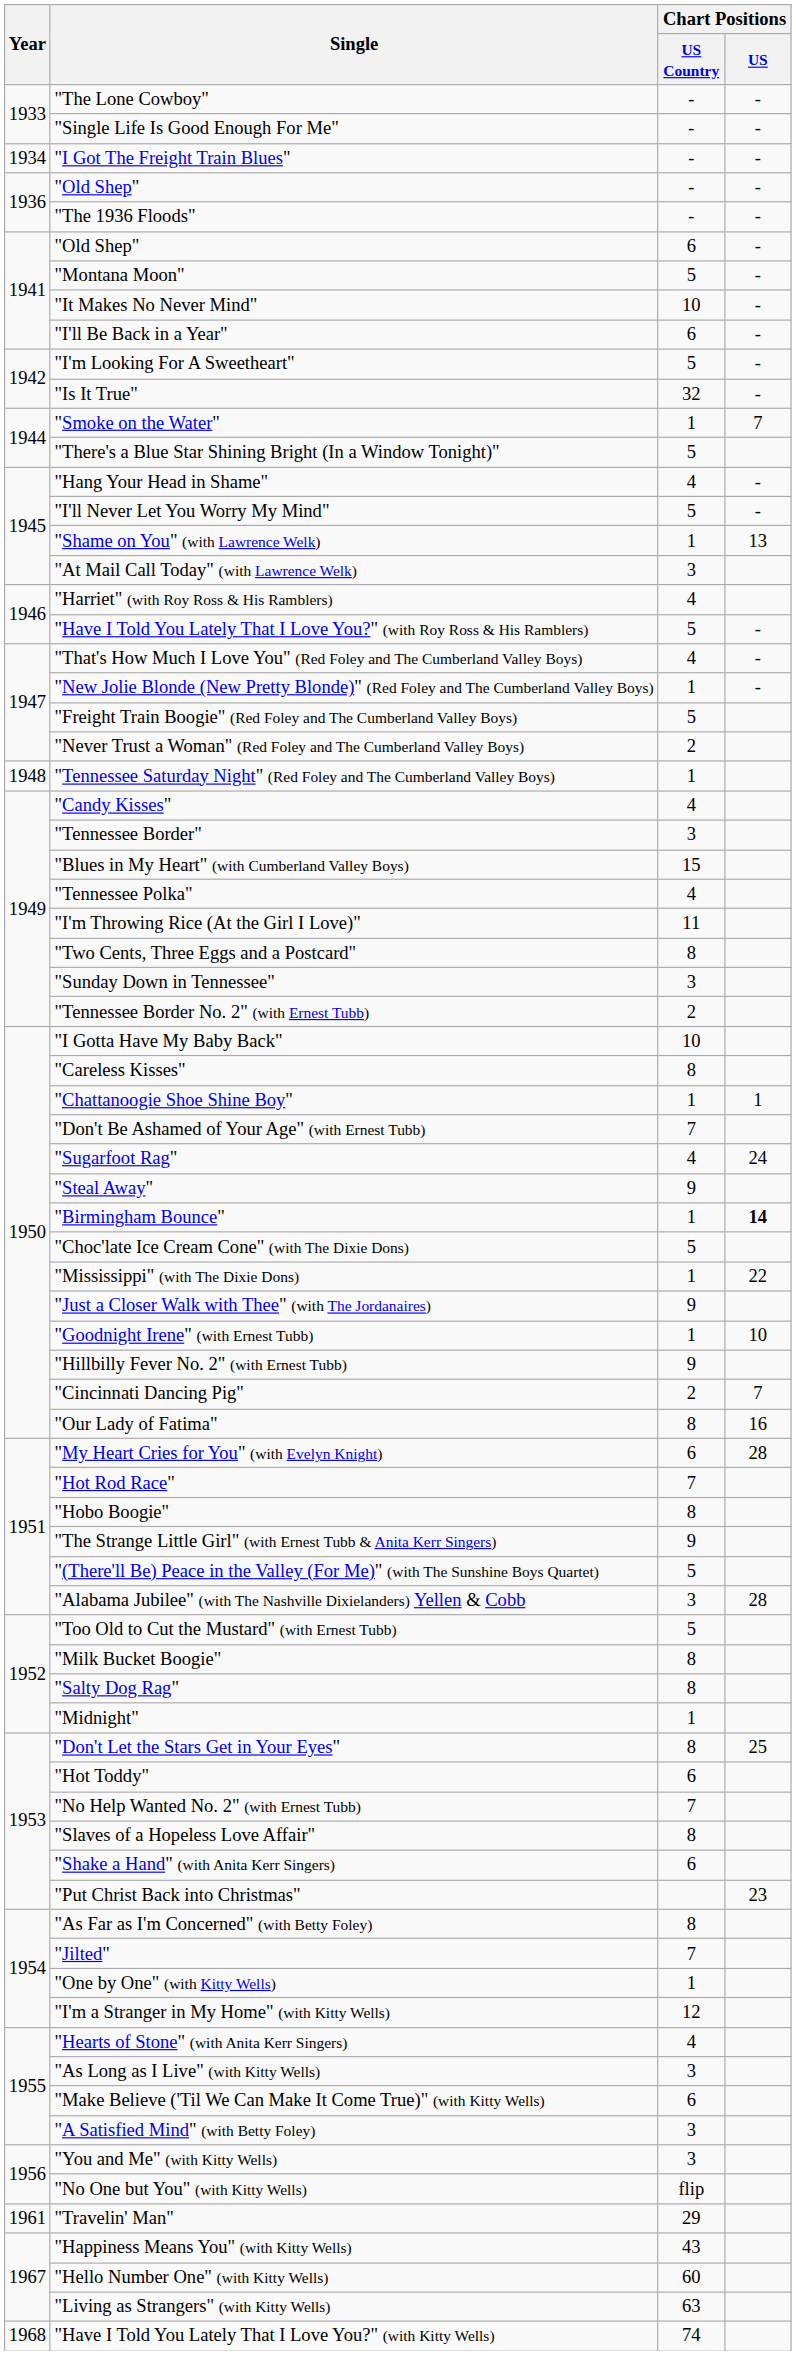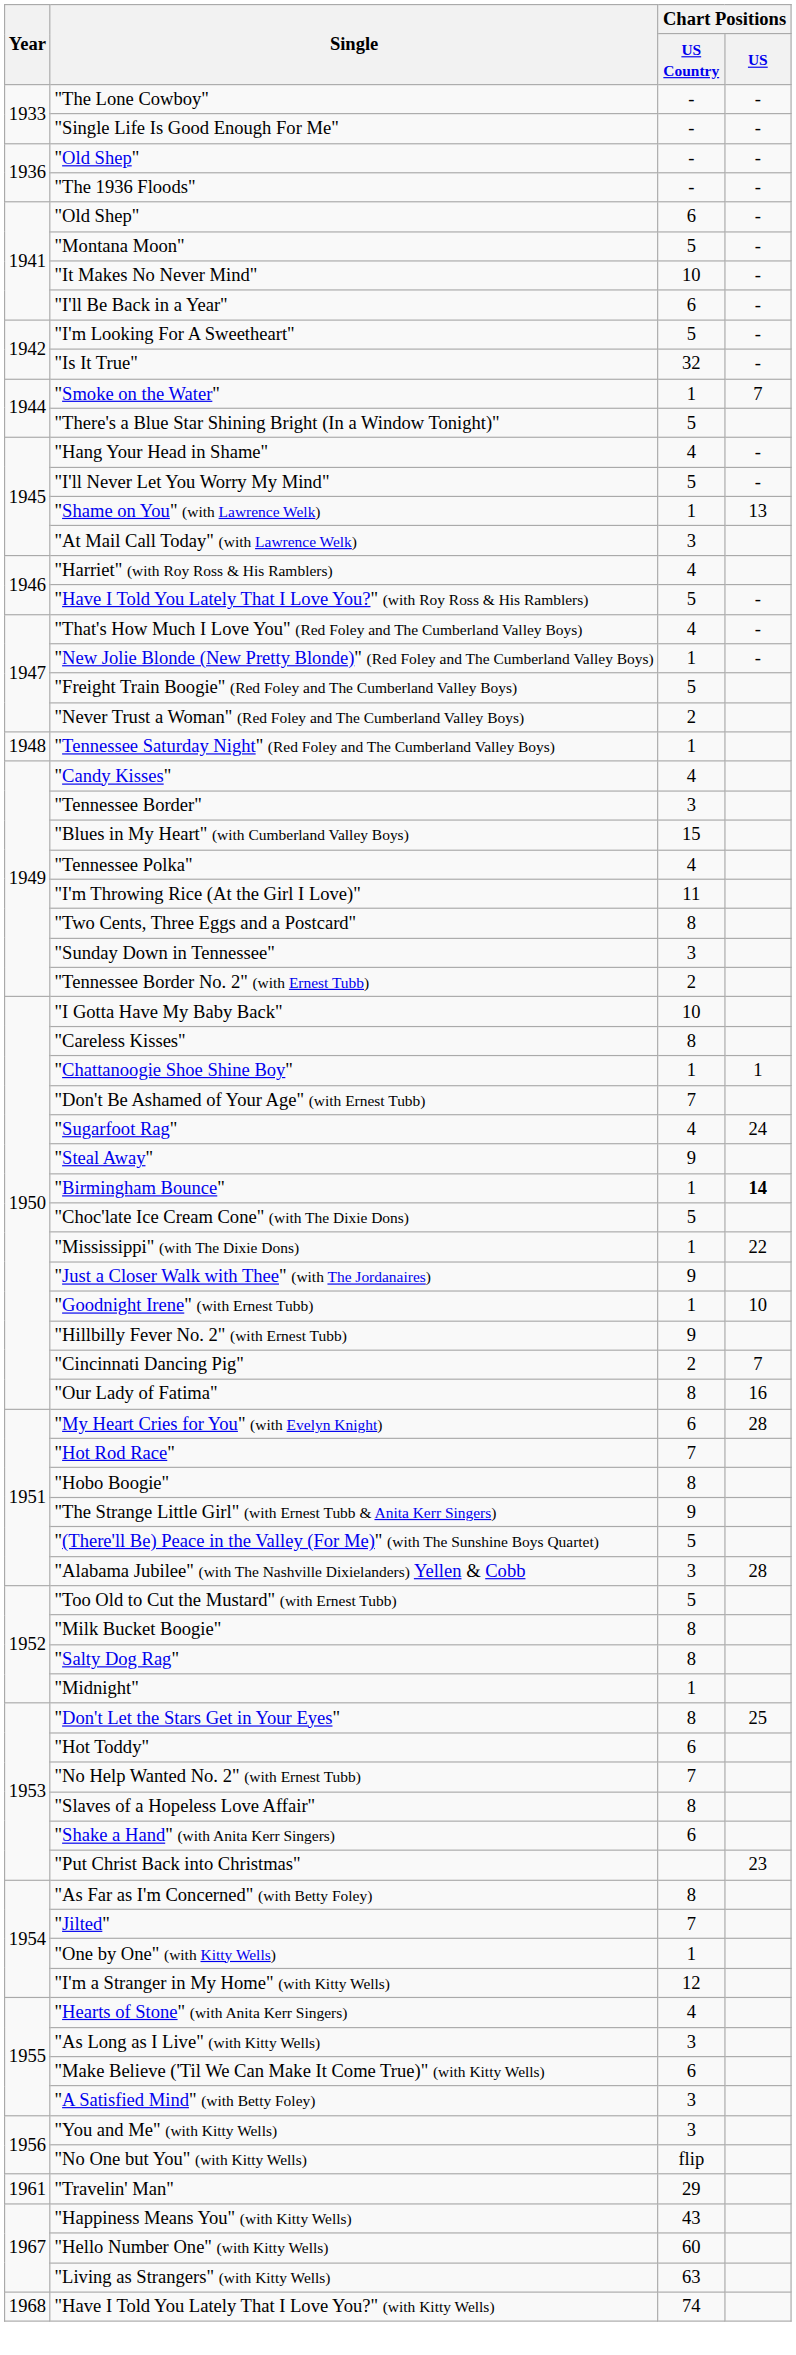- row: (173, 157)
